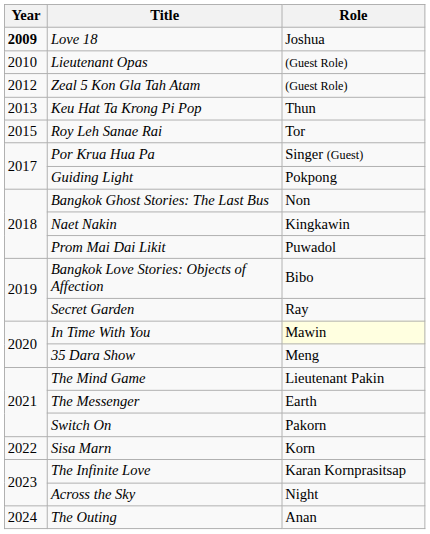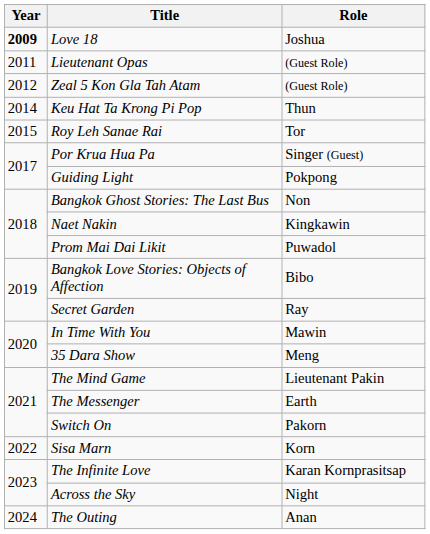(22, 62) 2010 -> (22, 62) 2011
(22, 108) 2013 -> (22, 108) 2014
(306, 332) lightyellow background -> (306, 332) no background
